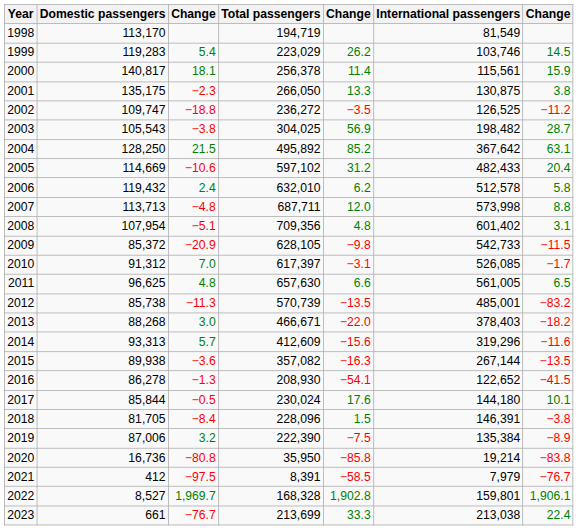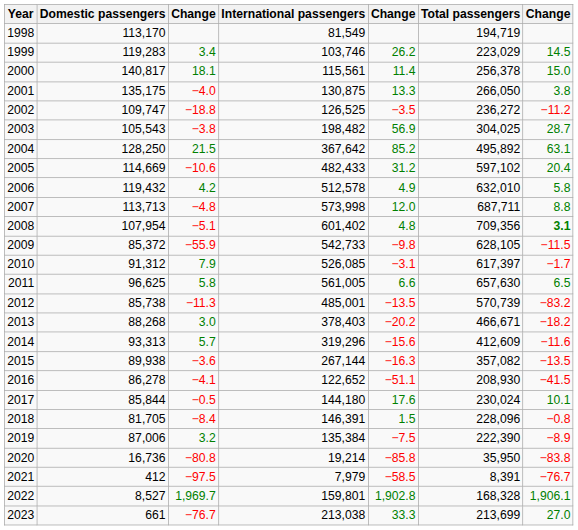columns swapped: (448, 14) <-> (271, 14)
(207, 52) 5.4 -> (207, 52) 3.4
(559, 71) 15.9 -> (559, 71) 15.0
(204, 91) −2.3 -> (204, 91) −4.0
(207, 187) 2.4 -> (207, 187) 4.2
(362, 187) 6.2 -> (407, 187) 4.9
(562, 226) normal -> (562, 226) bold
(200, 245) −20.9 -> (200, 245) −55.9
(207, 264) 7.0 -> (207, 264) 7.9
(207, 284) 4.8 -> (207, 284) 5.8
(355, 322) −22.0 -> (400, 322) −20.2
(204, 380) −1.3 -> (204, 380) −4.1
(355, 380) −54.1 -> (400, 380) −51.1
(558, 419) −3.8 -> (558, 419) −0.8
(559, 515) 22.4 -> (559, 515) 27.0
